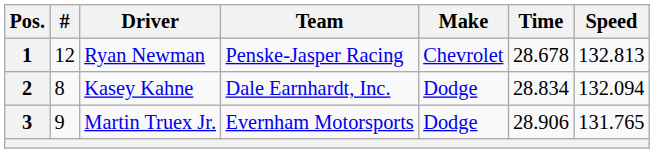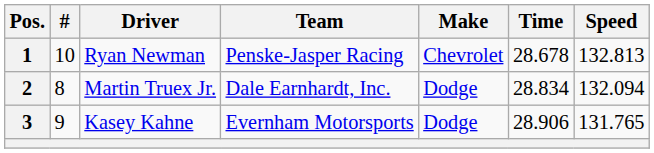(65, 55) 12 -> (65, 55) 10
(139, 88) Kasey Kahne -> (150, 88) Martin Truex Jr.
(150, 122) Martin Truex Jr. -> (139, 122) Kasey Kahne
